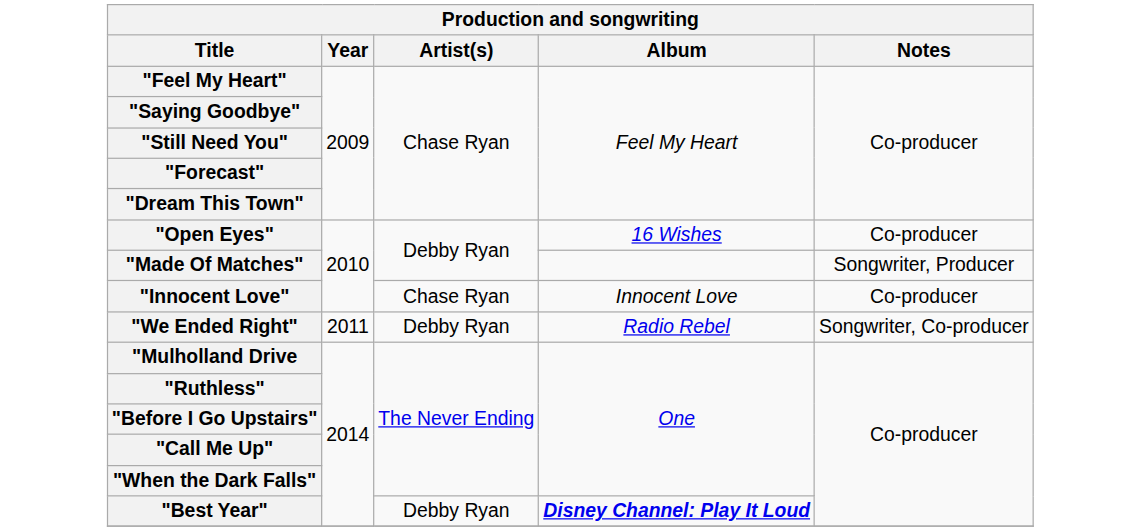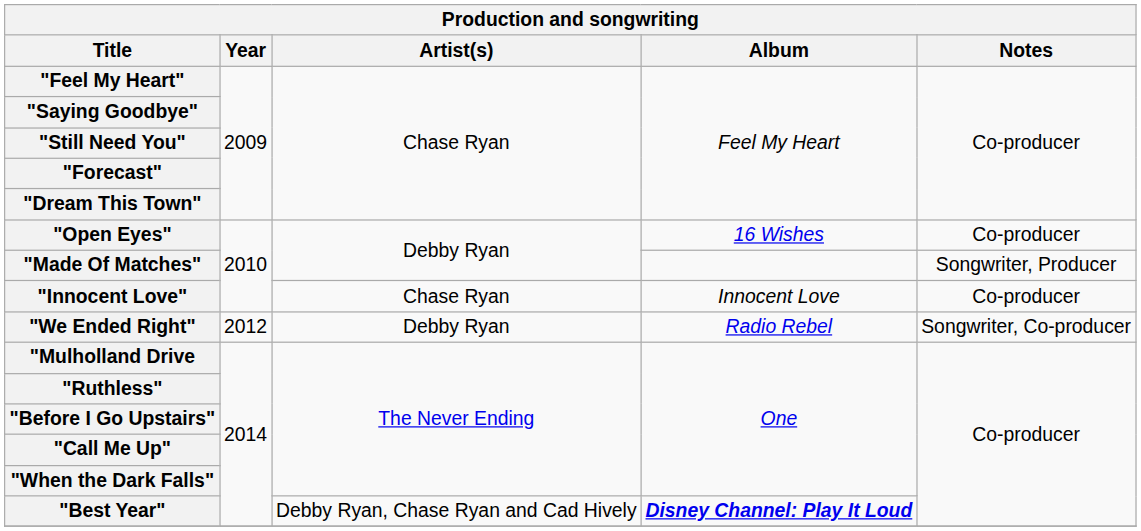(348, 326) 2011 -> (246, 326) 2012
(456, 511) Debby Ryan -> (456, 511) Debby Ryan, Chase Ryan and Cad Hively
